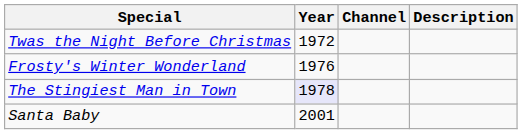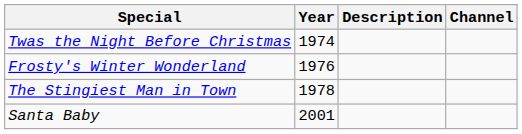columns swapped: (374, 17) <-> (464, 17)
(317, 42) 1972 -> (317, 42) 1974
(317, 91) lavender background -> (317, 91) no background
